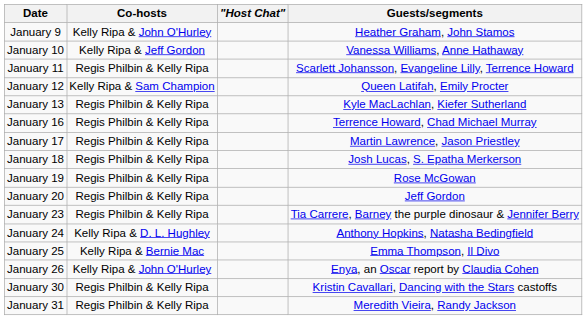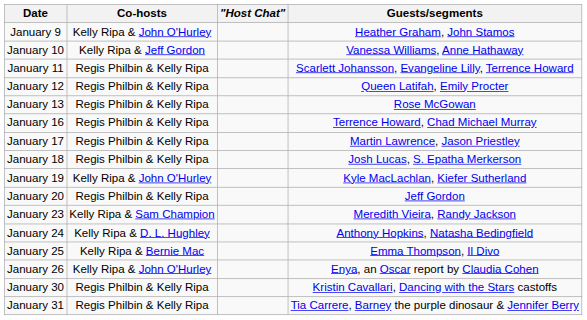(142, 86) Kelly Ripa & Sam Champion -> (142, 86) Regis Philbin & Kelly Ripa
(435, 104) Kyle MacLachlan, Kiefer Sutherland -> (435, 104) Rose McGowan
(142, 178) Regis Philbin & Kelly Ripa -> (142, 178) Kelly Ripa & John O'Hurley
(435, 178) Rose McGowan -> (435, 178) Kyle MacLachlan, Kiefer Sutherland
(142, 214) Regis Philbin & Kelly Ripa -> (142, 214) Kelly Ripa & Sam Champion
(435, 214) Tia Carrere, Barney the purple dinosaur & Jennifer Berry -> (435, 214) Meredith Vieira, Randy Jackson
(435, 305) Meredith Vieira, Randy Jackson -> (435, 305) Tia Carrere, Barney the purple dinosaur & Jennifer Berry
